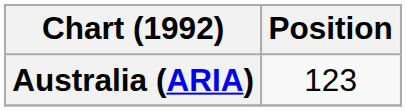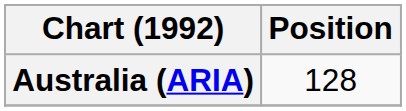(331, 79) 123 -> (331, 79) 128
